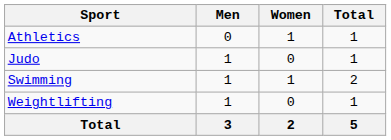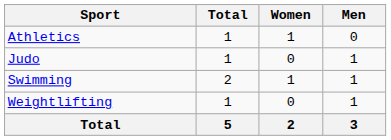columns swapped: (228, 15) <-> (354, 15)
